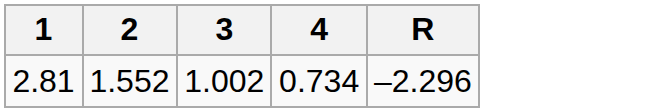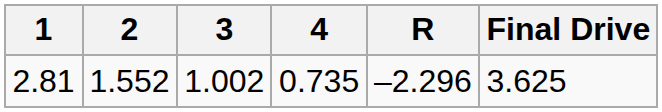+ column: (568, 29)
(319, 80) 0.734 -> (319, 80) 0.735
